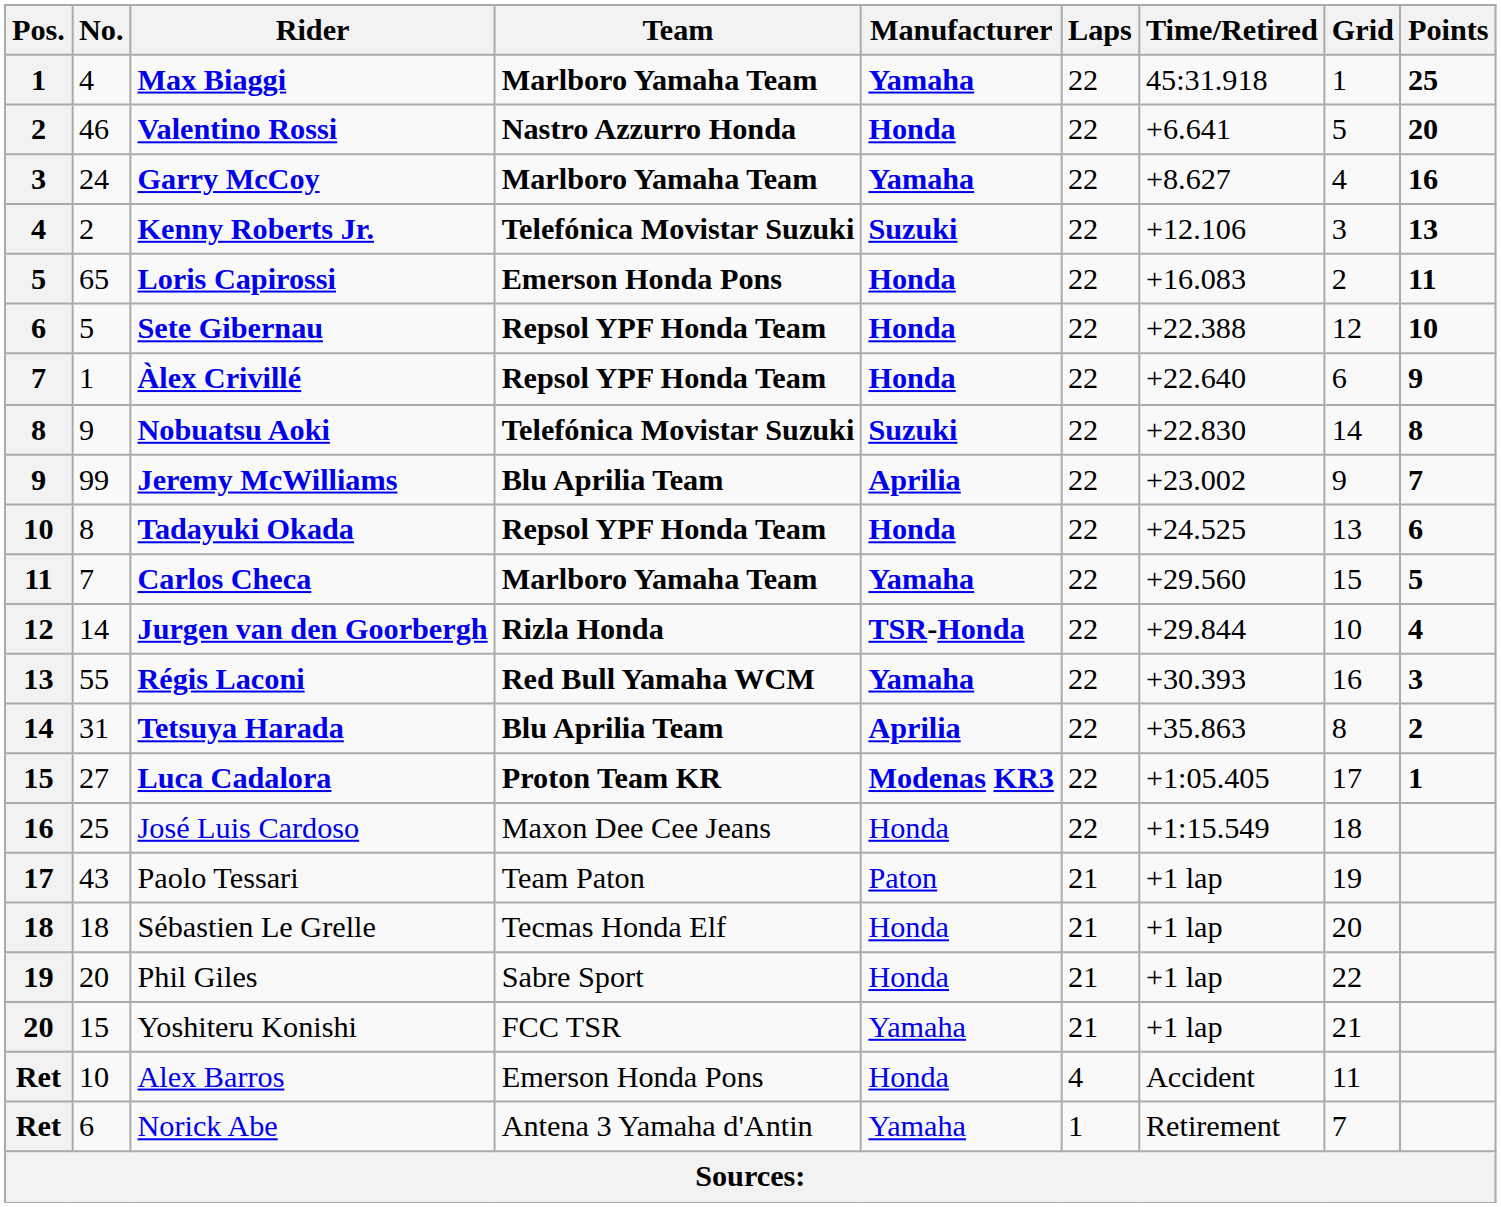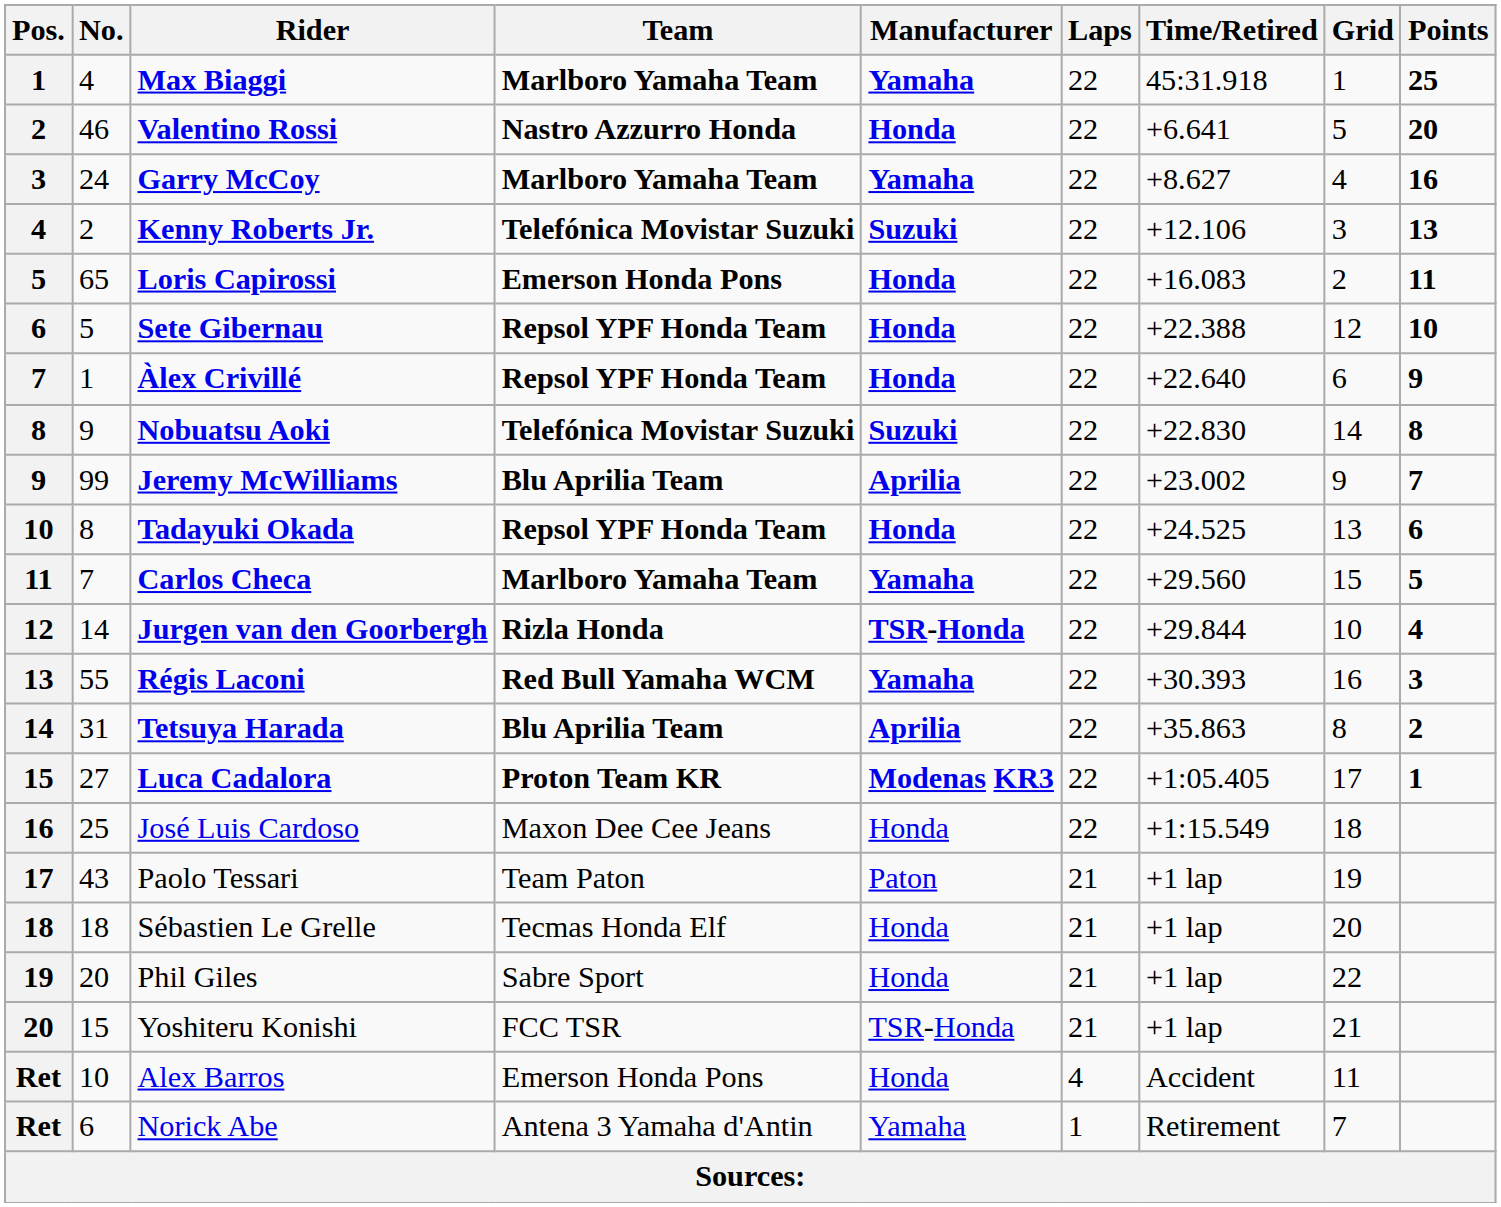(917, 1027) Yamaha -> (941, 1027) TSR-Honda
